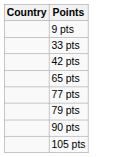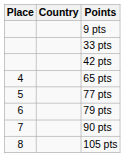+ column: (20, 12)
